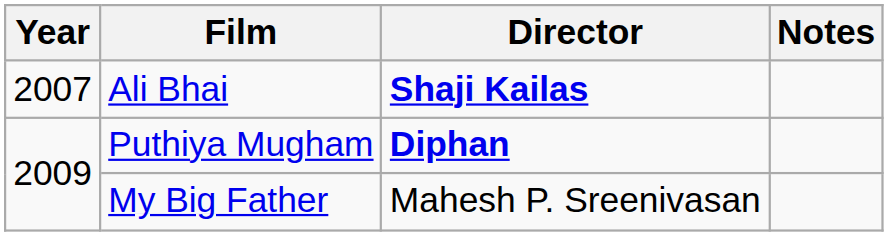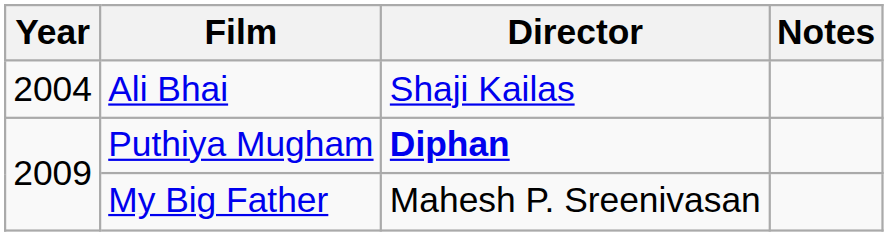(53, 88) 2007 -> (53, 88) 2004
(489, 88) bold -> (482, 88) normal
